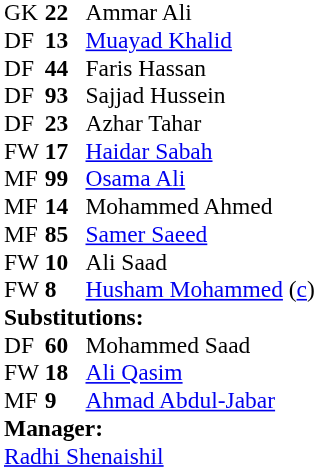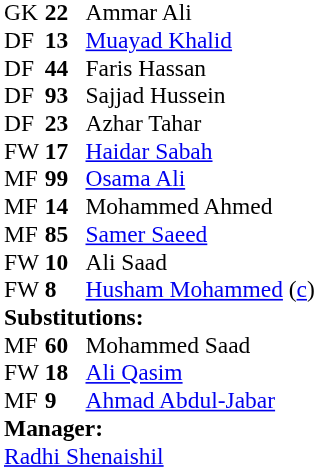(19, 345) DF -> (21, 345) MF
